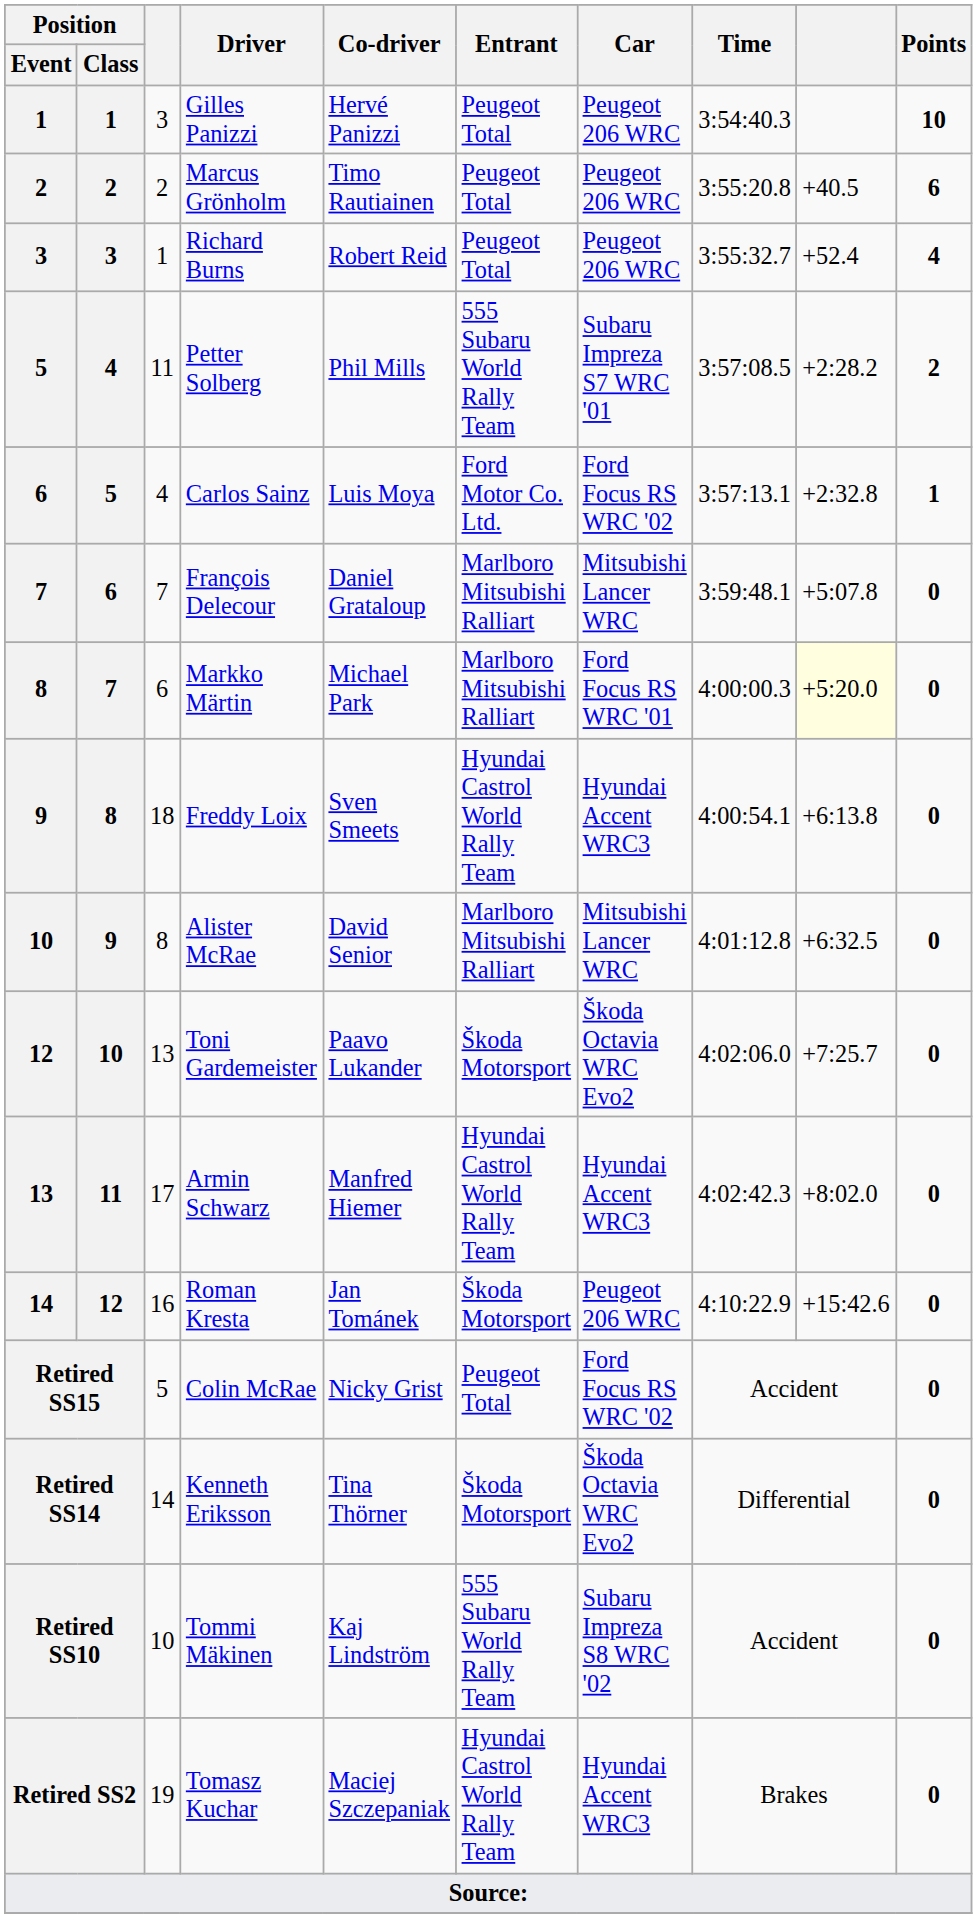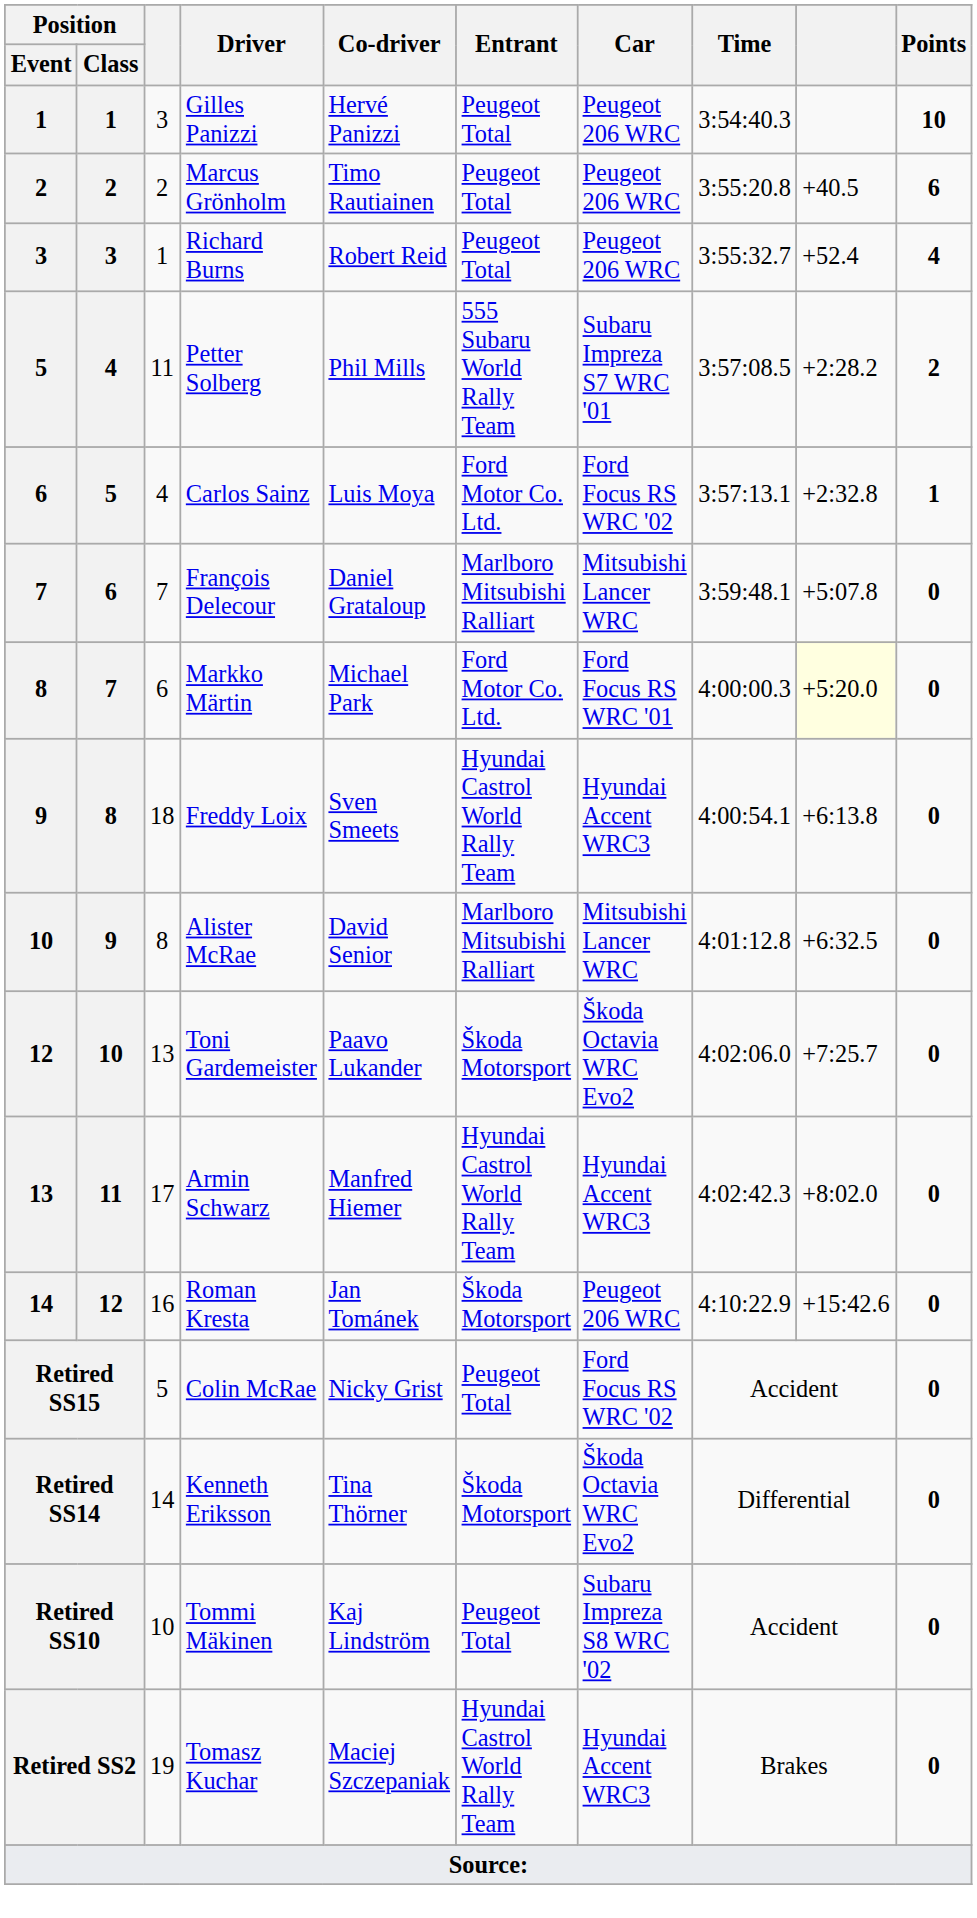(514, 689) Marlboro Mitsubishi Ralliart -> (512, 689) Ford Motor Co. Ltd.
(496, 1640) 555 Subaru World Rally Team -> (501, 1626) Peugeot Total
